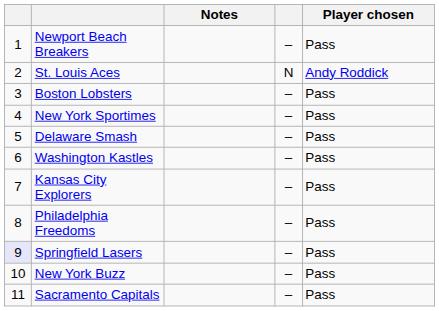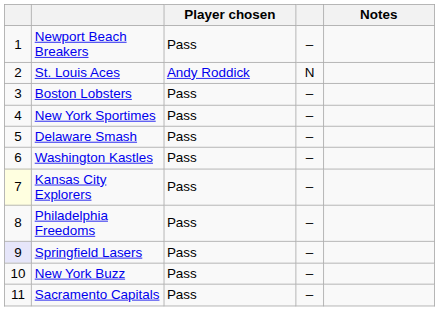columns swapped: (368, 15) <-> (219, 15)
(18, 187) no background -> (18, 187) lightyellow background
